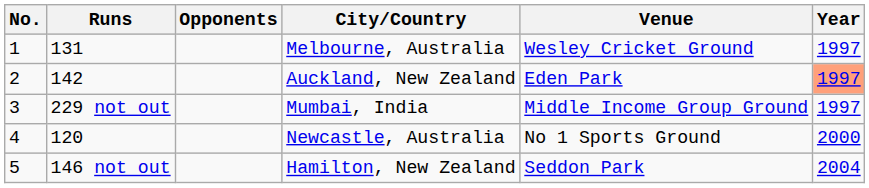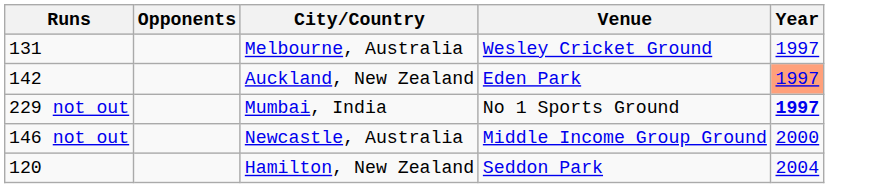- column: (25, 20)
(666, 109) Middle Income Group Ground -> (581, 109) No 1 Sports Ground
(839, 109) normal -> (797, 109) bold
(67, 138) 120 -> (69, 138) 146 not out
(623, 138) No 1 Sports Ground -> (625, 138) Middle Income Group Ground
(111, 168) 146 not out -> (25, 168) 120
